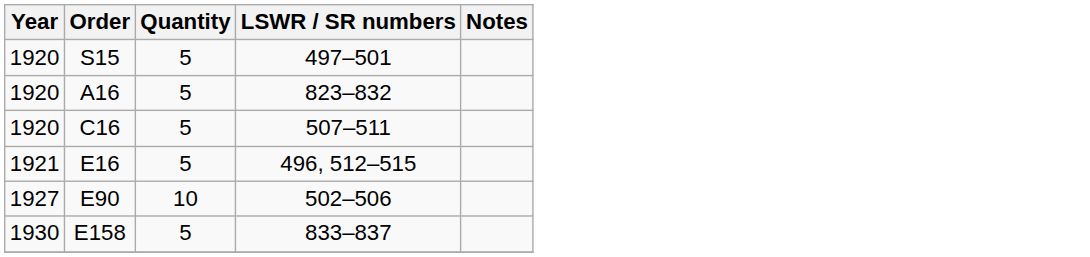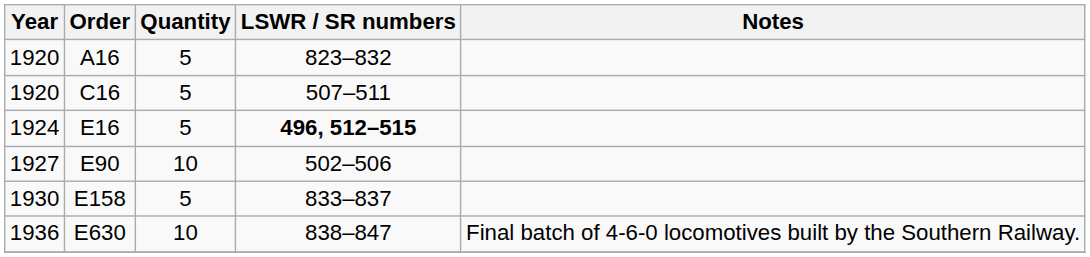- row: (100, 57)
(35, 163) 1921 -> (35, 127) 1924
(348, 163) normal -> (348, 127) bold
+ row: (100, 233)
